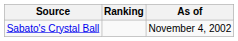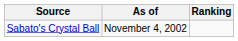columns swapped: (124, 12) <-> (190, 12)
